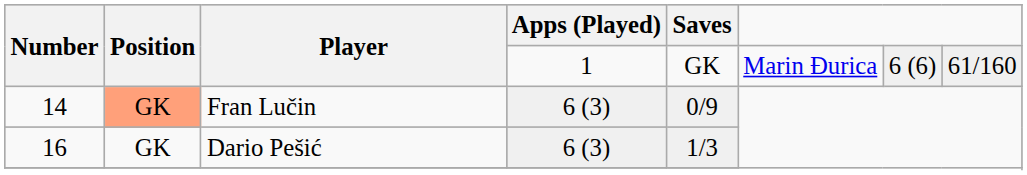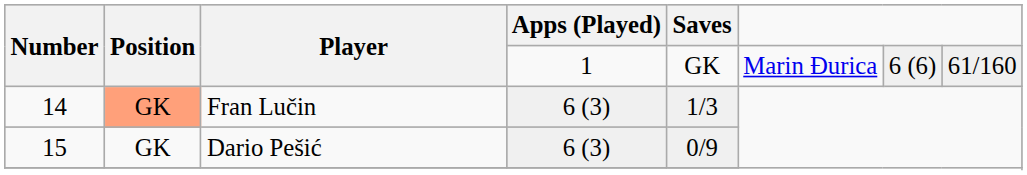(702, 106) 0/9 -> (702, 106) 1/3
(55, 147) 16 -> (55, 147) 15
(702, 147) 1/3 -> (702, 147) 0/9
